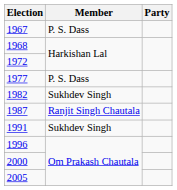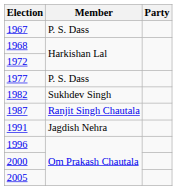(80, 128) Sukhdev Singh -> (78, 128) Jagdish Nehra
